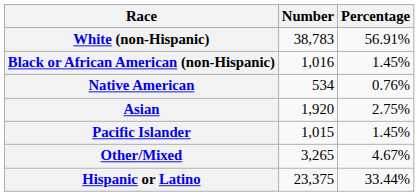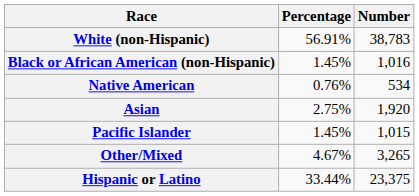columns swapped: (308, 16) <-> (376, 16)
